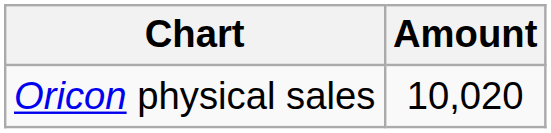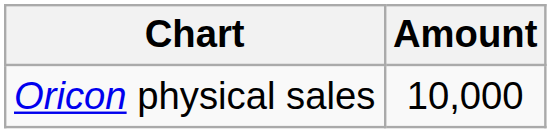(465, 95) 10,020 -> (465, 95) 10,000
